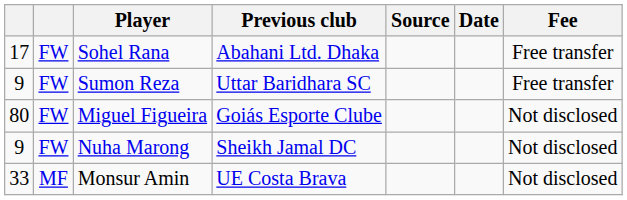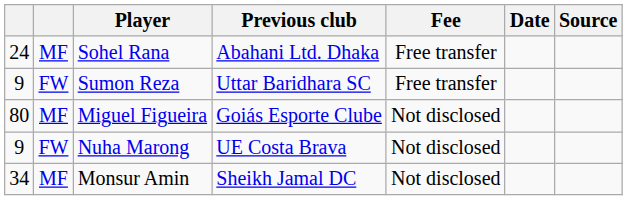columns swapped: (563, 20) <-> (420, 20)
(19, 52) 17 -> (19, 52) 24
(53, 52) FW -> (53, 52) MF
(53, 115) FW -> (53, 115) MF
(286, 147) Sheikh Jamal DC -> (281, 147) UE Costa Brava
(19, 178) 33 -> (19, 178) 34
(281, 178) UE Costa Brava -> (286, 178) Sheikh Jamal DC
